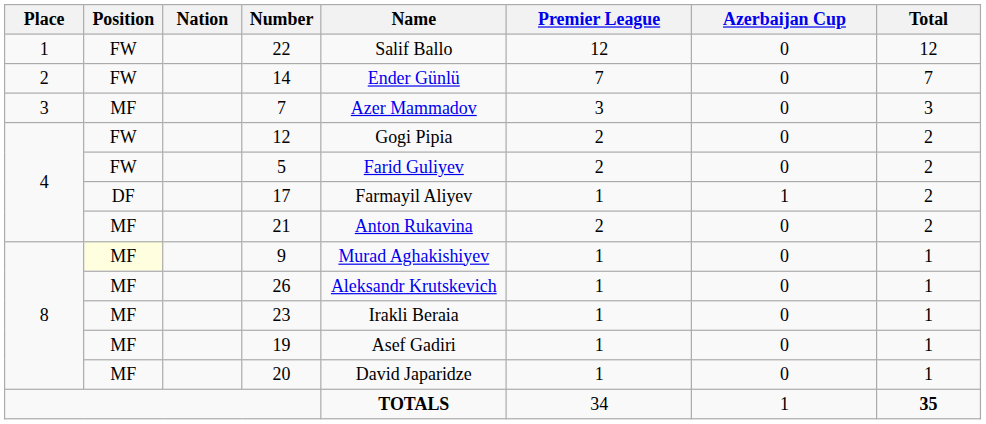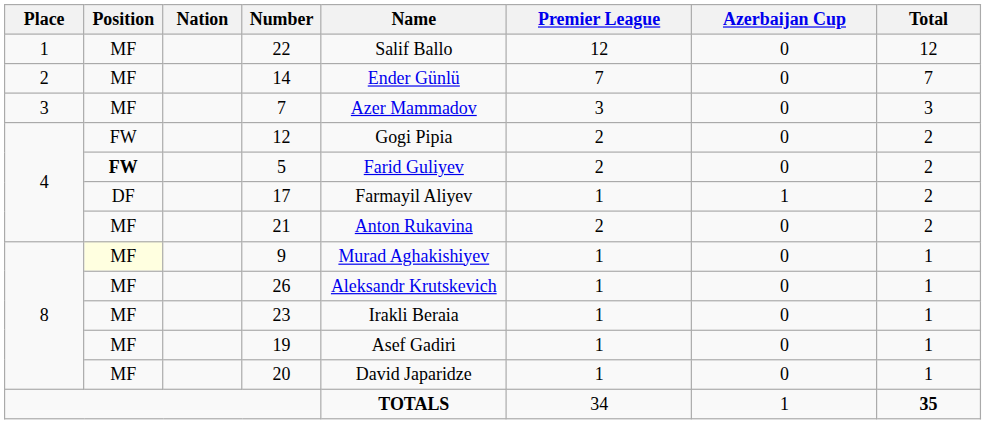(123, 49) FW -> (123, 49) MF
(123, 78) FW -> (123, 78) MF
(123, 167) normal -> (123, 167) bold
